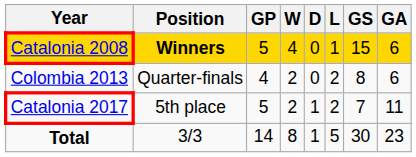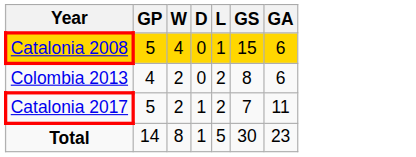- column: (190, 18)
